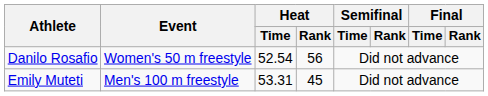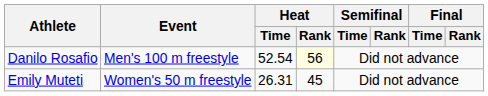(178, 58) Women's 50 m freestyle -> (171, 58) Men's 100 m freestyle
(315, 58) no background -> (315, 58) lightyellow background
(171, 80) Men's 100 m freestyle -> (178, 80) Women's 50 m freestyle
(275, 80) 53.31 -> (275, 80) 26.31
